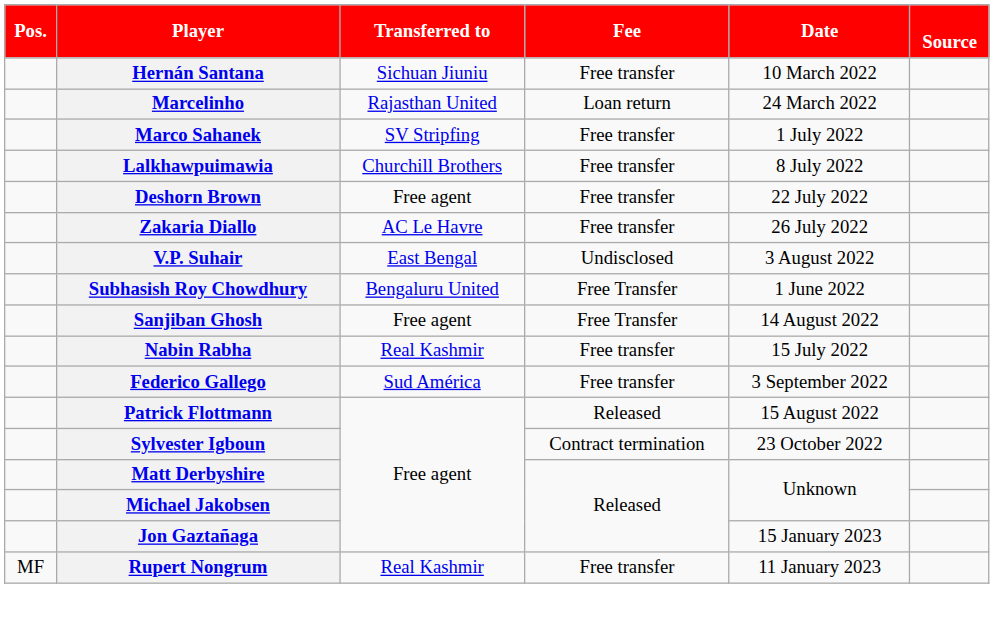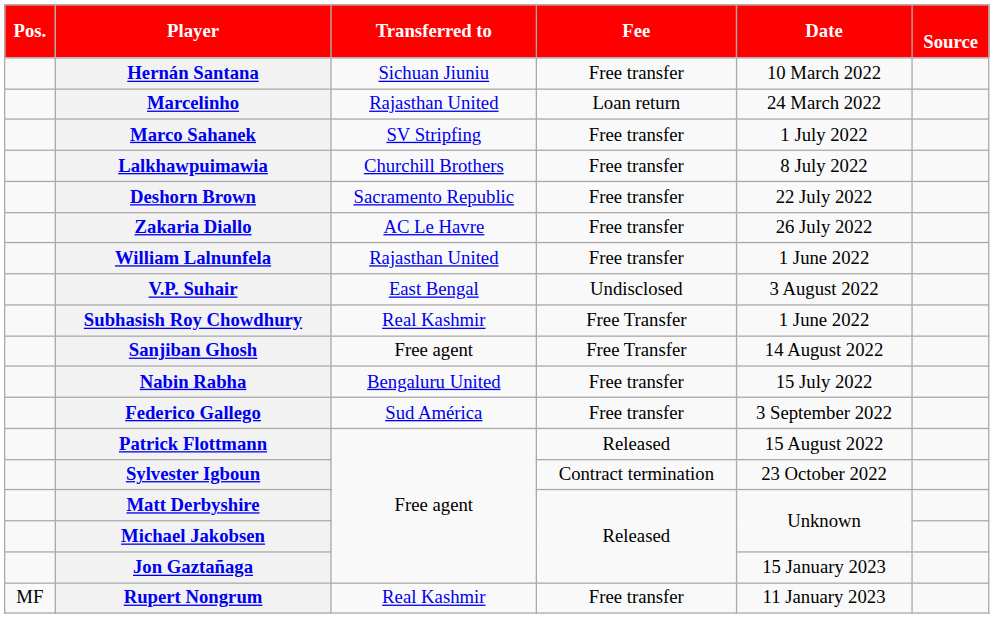(432, 196) Free agent -> (434, 196) Sacramento Republic
+ row: (193, 258)
(432, 289) Bengaluru United -> (434, 320) Real Kashmir
(432, 351) Real Kashmir -> (434, 382) Bengaluru United
